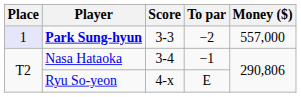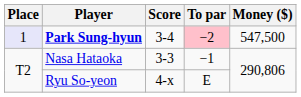(165, 37) 3-3 -> (165, 37) 3-4
(207, 37) no background -> (207, 37) pink background
(263, 37) 557,000 -> (263, 37) 547,500
(165, 59) 3-4 -> (165, 59) 3-3
